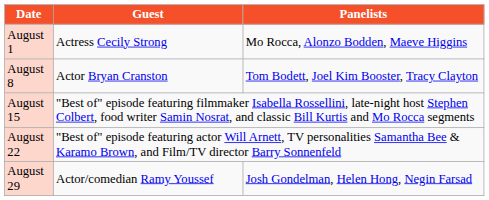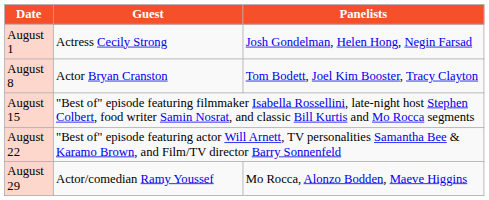(356, 41) Mo Rocca, Alonzo Bodden, Maeve Higgins -> (359, 41) Josh Gondelman, Helen Hong, Negin Farsad
(359, 178) Josh Gondelman, Helen Hong, Negin Farsad -> (356, 178) Mo Rocca, Alonzo Bodden, Maeve Higgins
